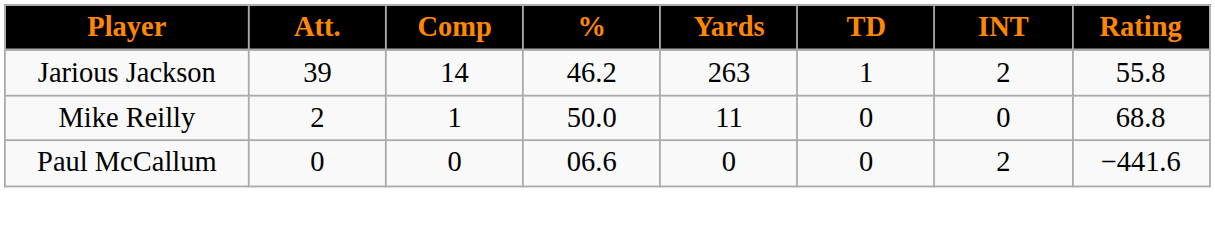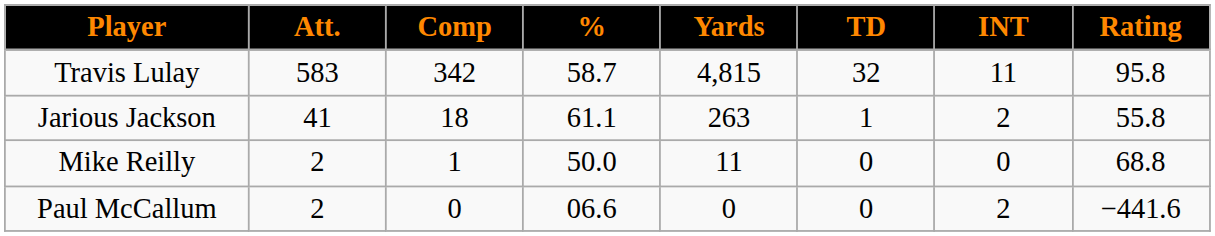+ row: (127, 72)
(317, 72) 39 -> (317, 117) 41
(455, 72) 14 -> (455, 117) 18
(592, 72) 46.2 -> (592, 117) 61.1
(317, 162) 0 -> (317, 207) 2
